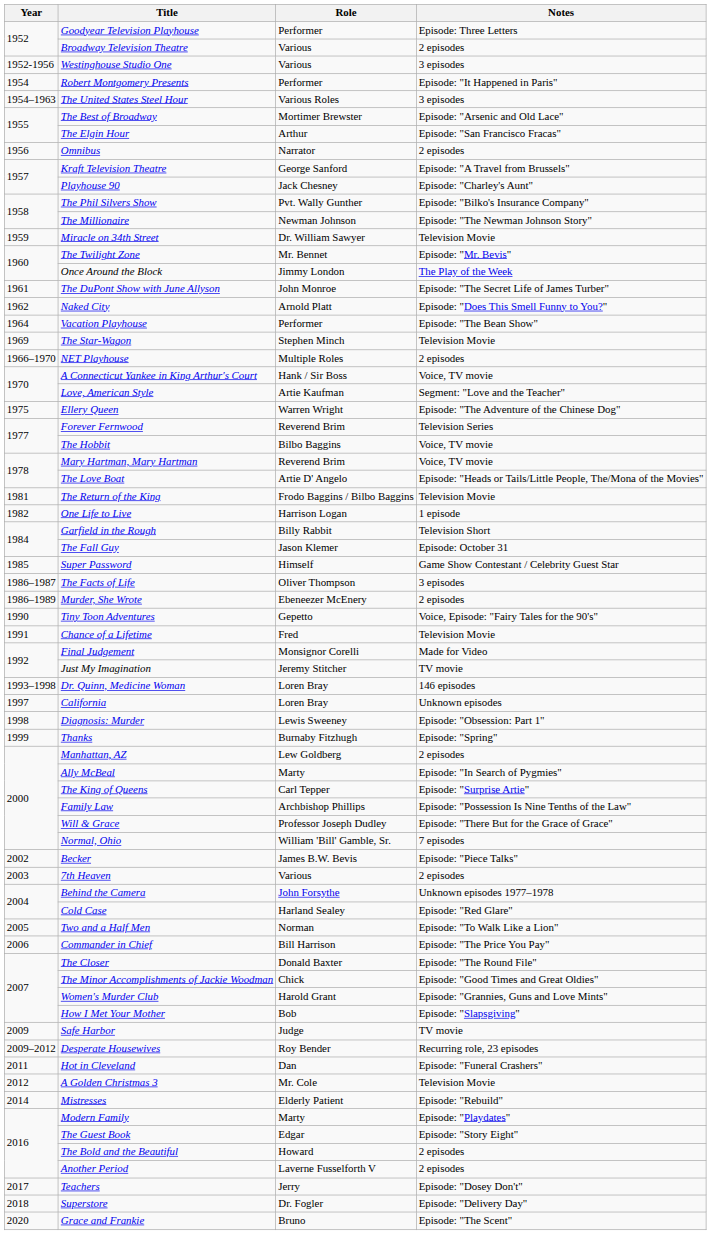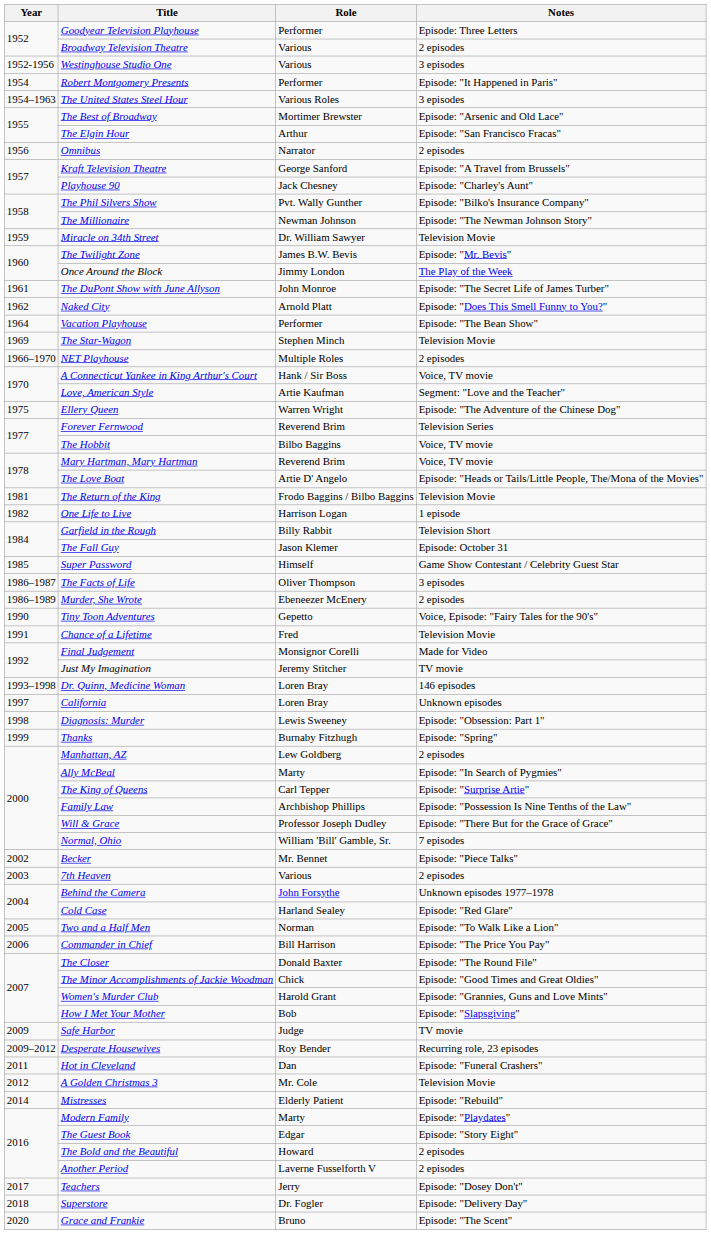(303, 254) Mr. Bennet -> (318, 254) James B.W. Bevis
(318, 858) James B.W. Bevis -> (303, 858) Mr. Bennet
